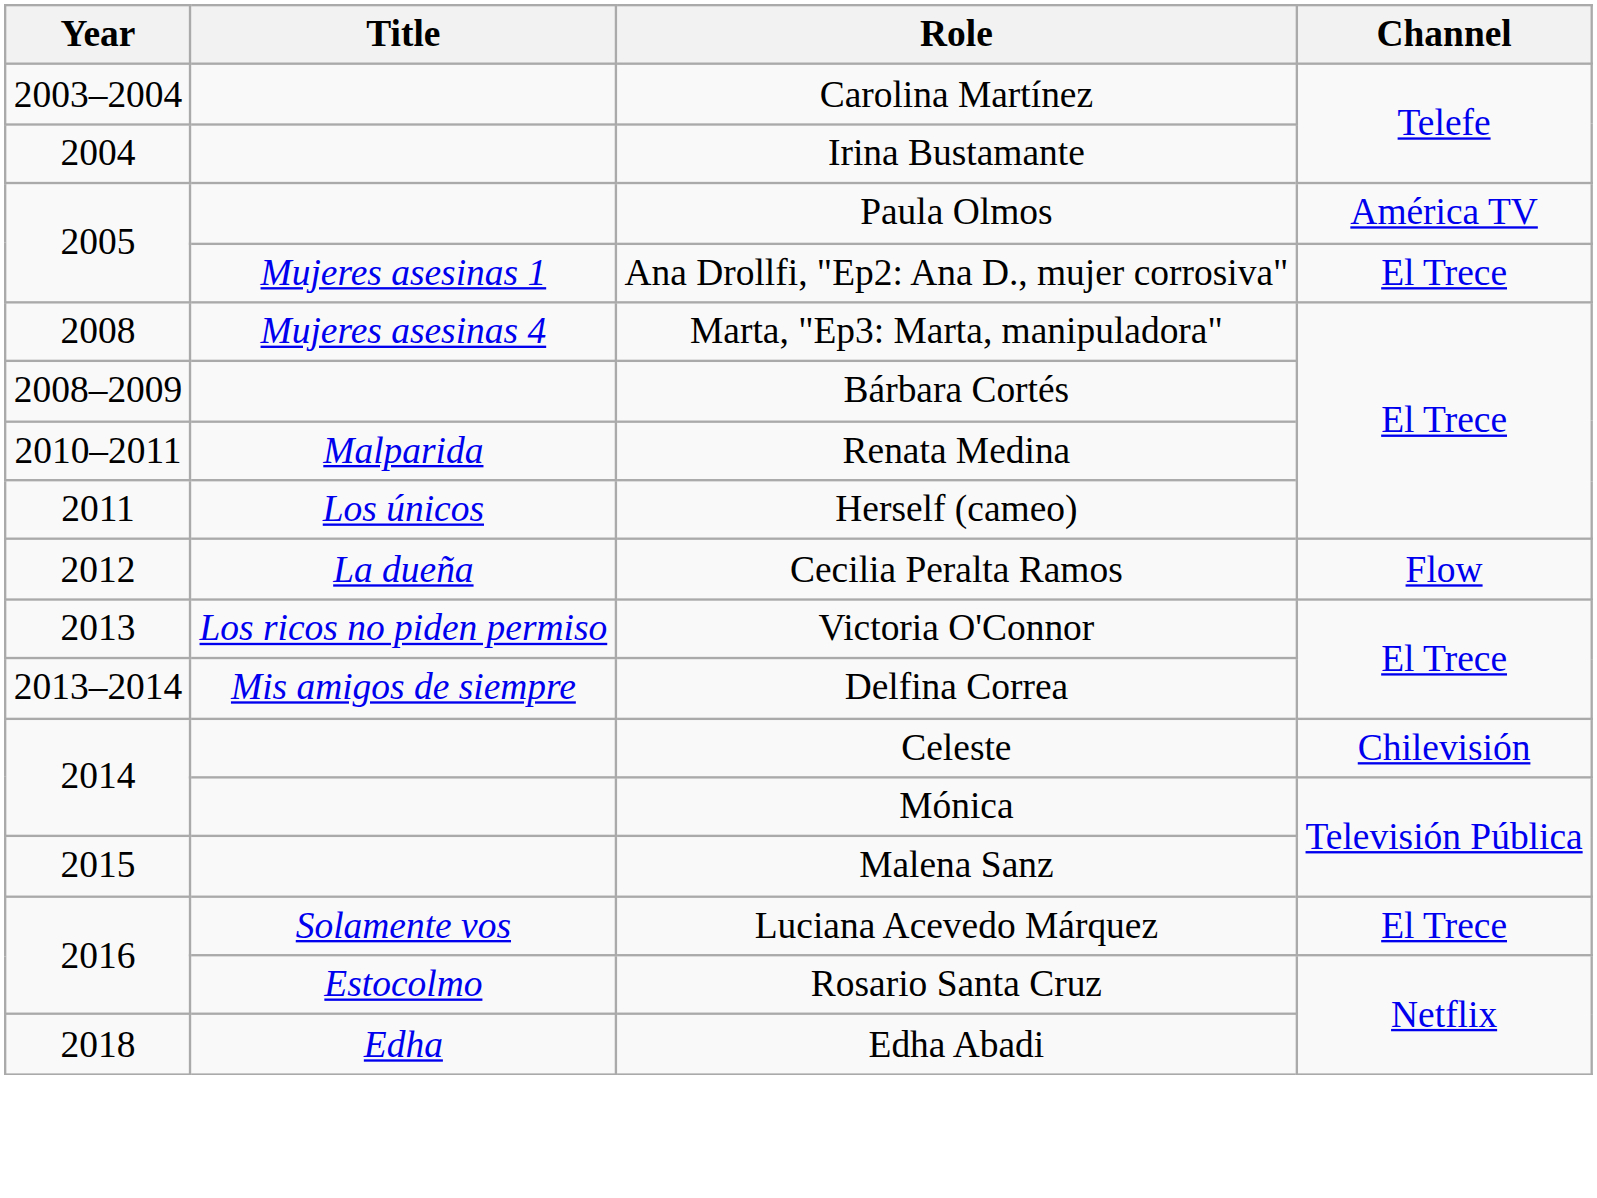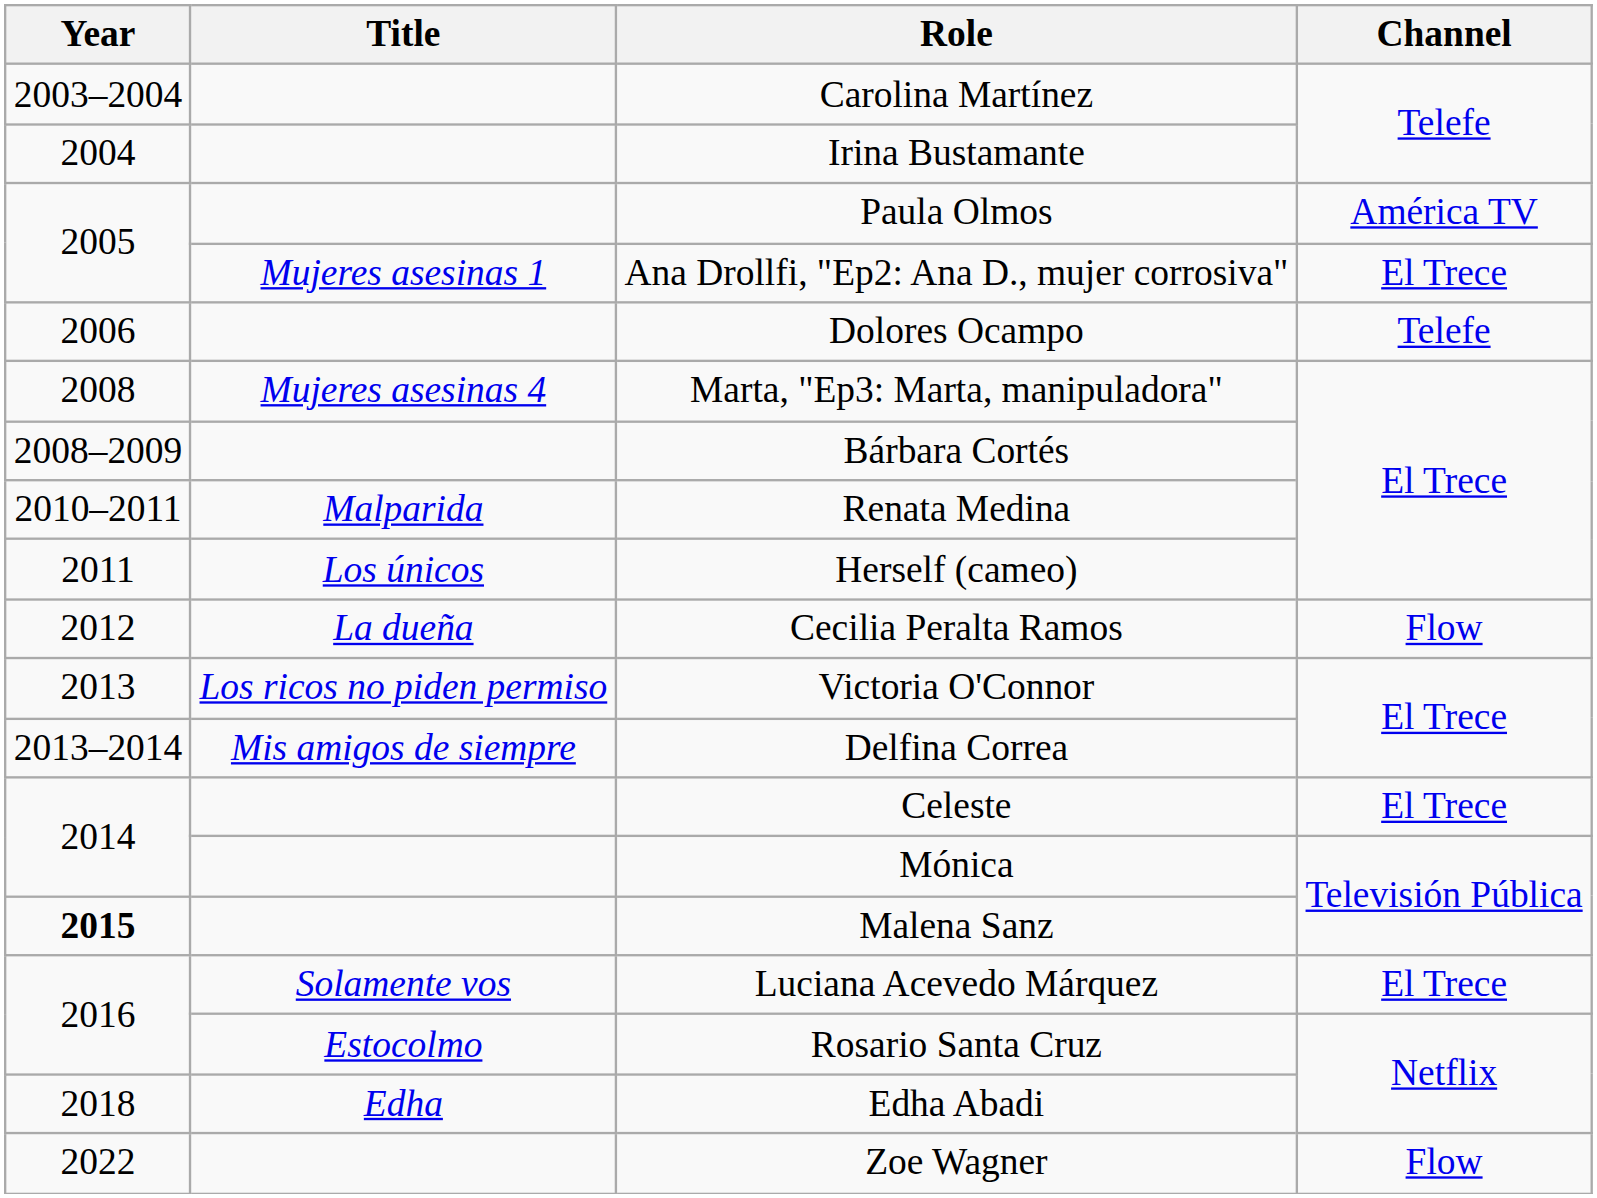+ row: (956, 331)
(1444, 746) Chilevisión -> (1444, 806) El Trece
(98, 865) normal -> (98, 924) bold
+ row: (956, 1162)
